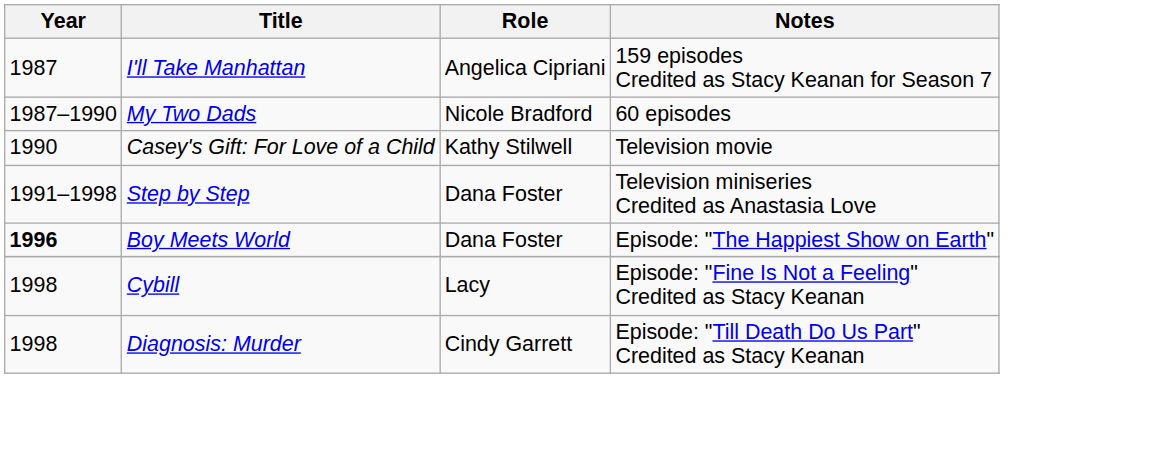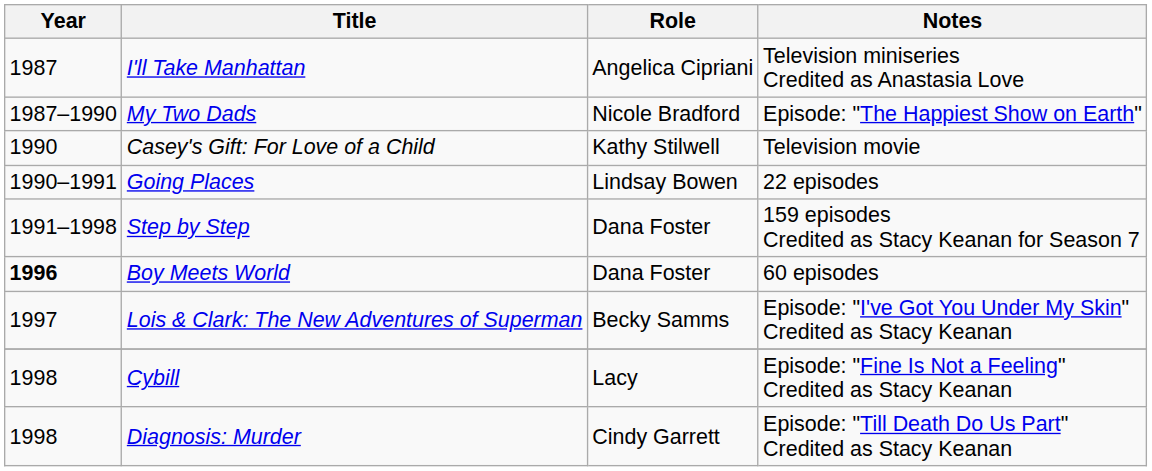(804, 67) 159 episodes Credited as Stacy Keanan for Season 7 -> (894, 67) Television miniseries Credited as Anastasia Love
(673, 113) 60 episodes -> (952, 113) Episode: "The Happiest Show on Earth"
+ row: (191, 181)
(746, 193) Television miniseries Credited as Anastasia Love -> (951, 227) 159 episodes Credited as Stacy Keanan for Season 7
(805, 239) Episode: "The Happiest Show on Earth" -> (821, 273) 60 episodes
+ row: (355, 319)
